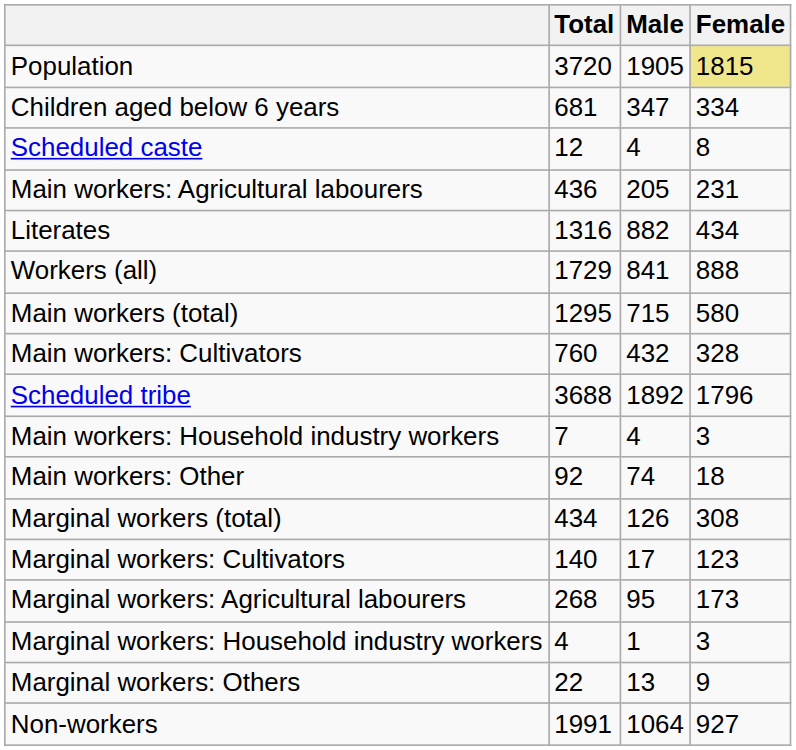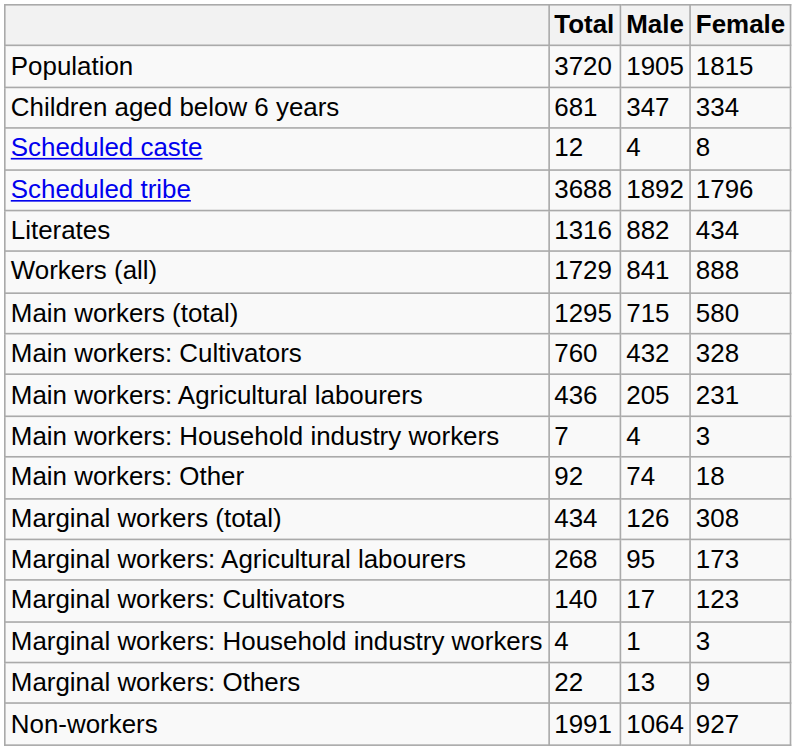(725, 66) khaki background -> (725, 66) no background
rows swapped: (101, 395) <-> (217, 189)
rows swapped: (178, 559) <-> (238, 600)
